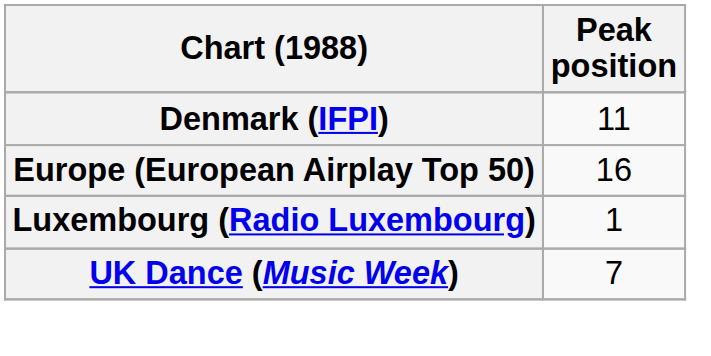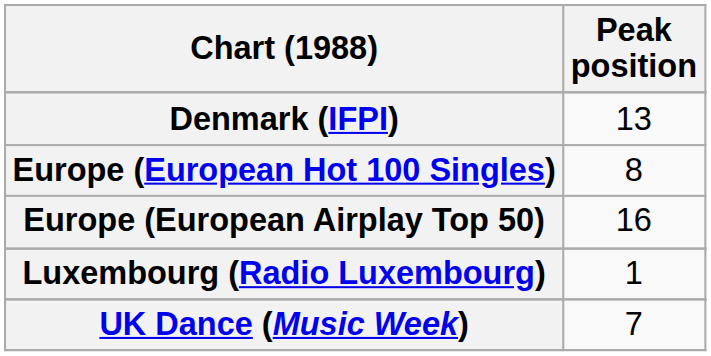(614, 118) 11 -> (634, 118) 13
+ row: (284, 169)
